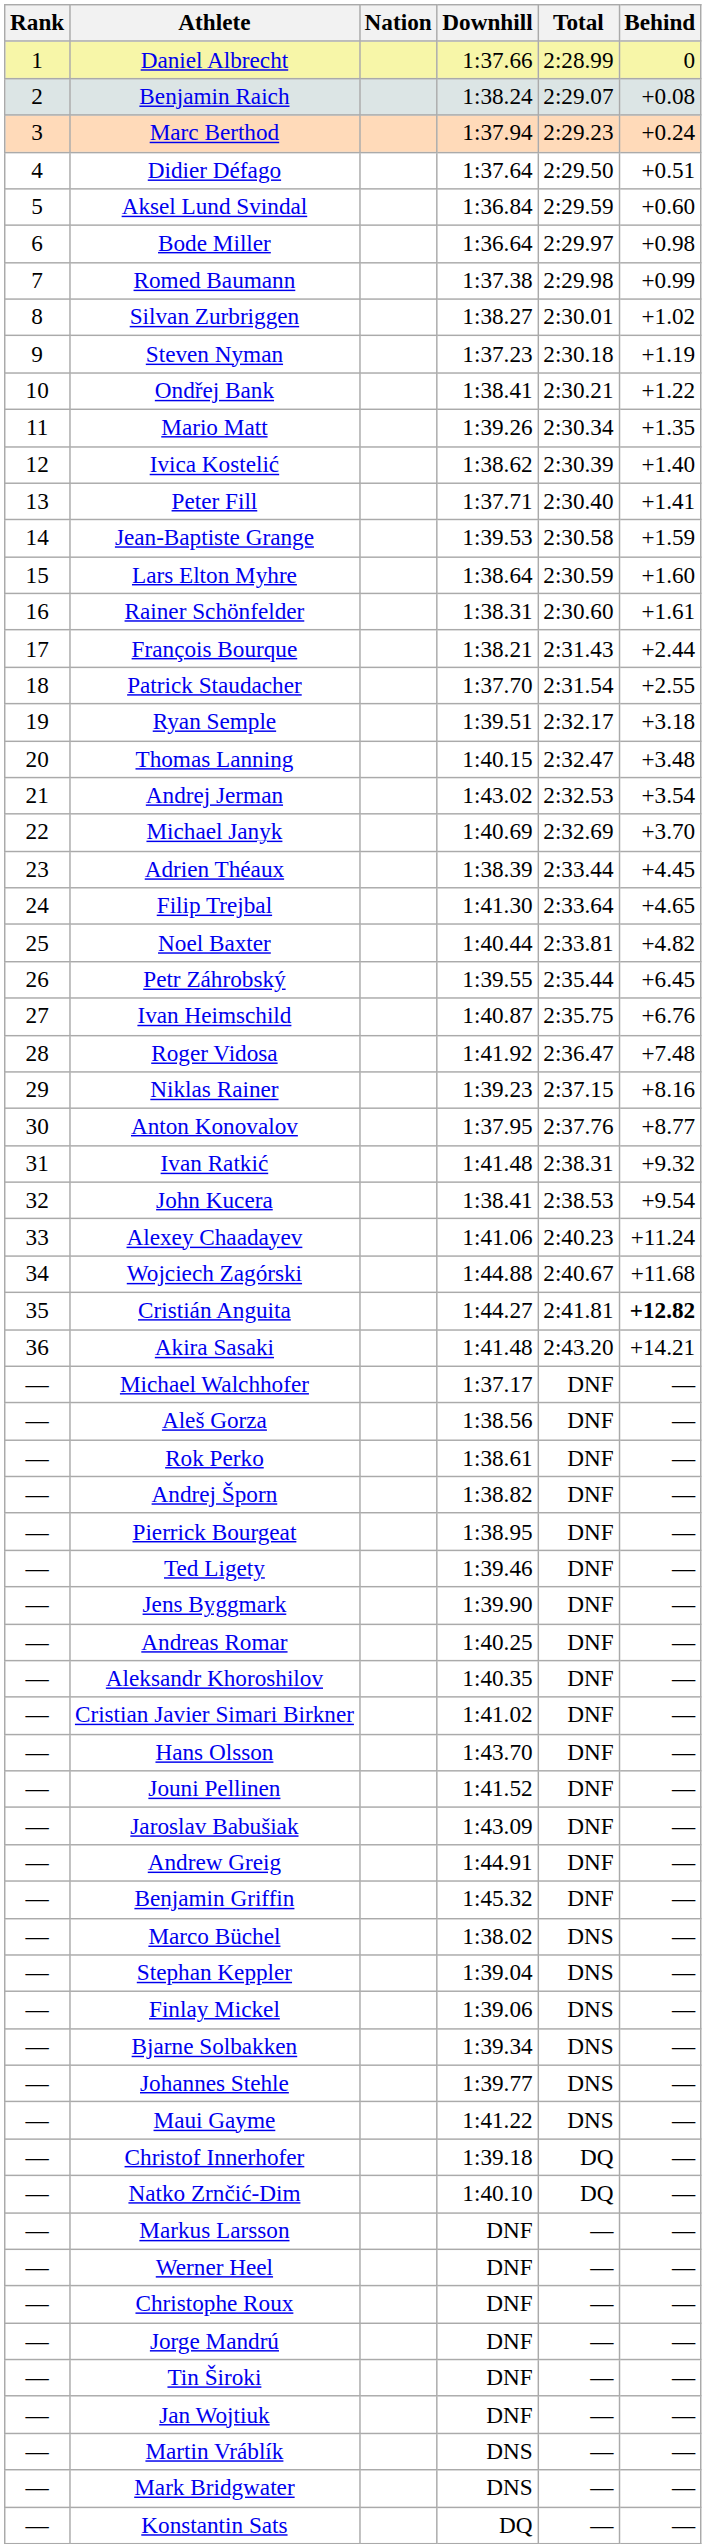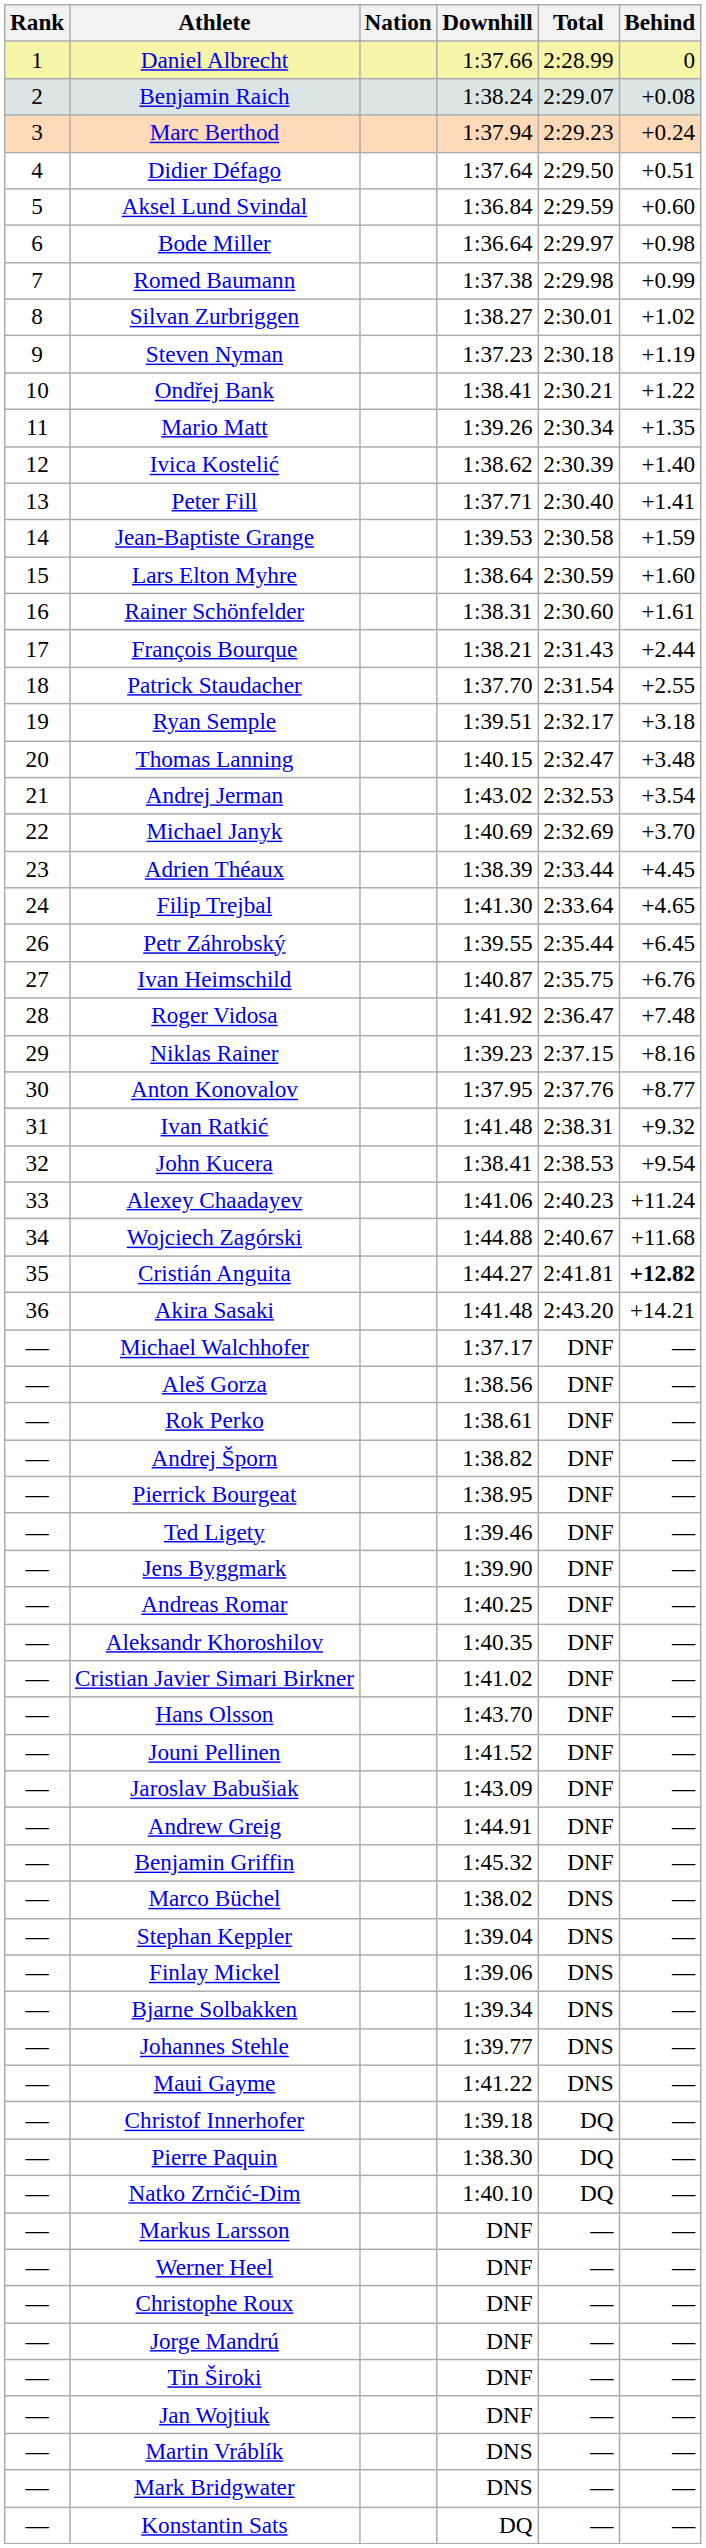- row: (214, 942)
+ row: (214, 2156)
